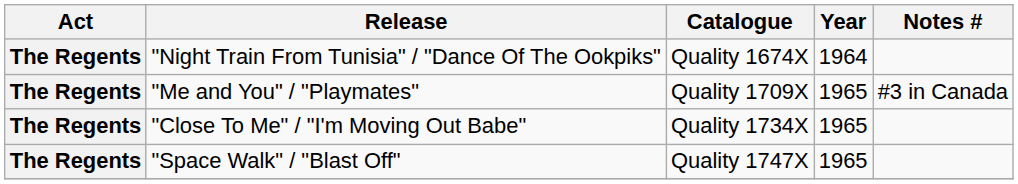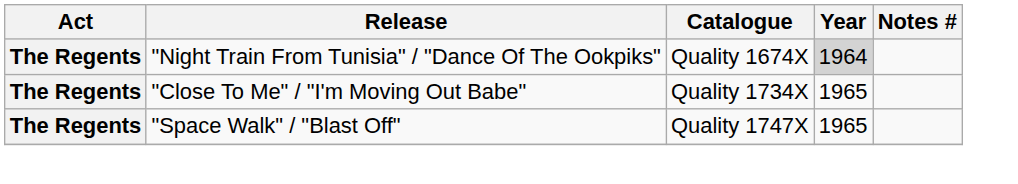(843, 56) no background -> (843, 56) lightgrey background
- row: (285, 91)
